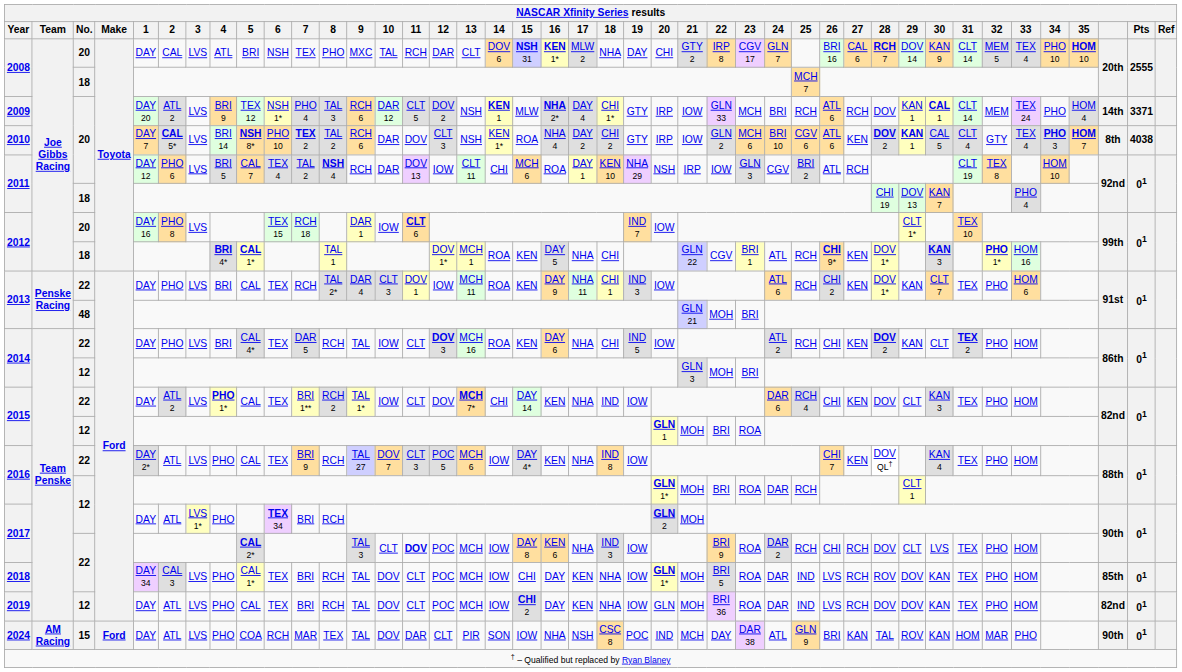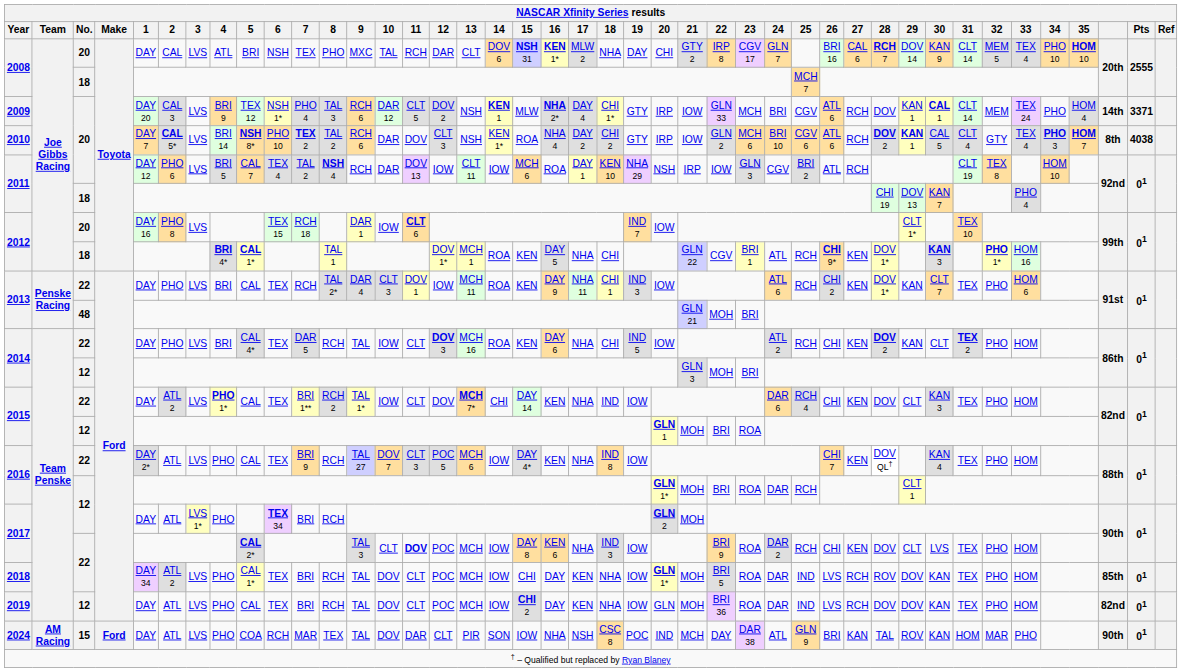(172, 111) ATL 2 -> (172, 111) CAL 3
(806, 111) RCH -> (806, 111) CGV
(857, 140) KEN -> (857, 140) RCH
(499, 169) CHI -> (499, 169) IOW
(857, 548) RCH -> (857, 548) KEN
(172, 577) CAL 3 -> (172, 577) ATL 2
